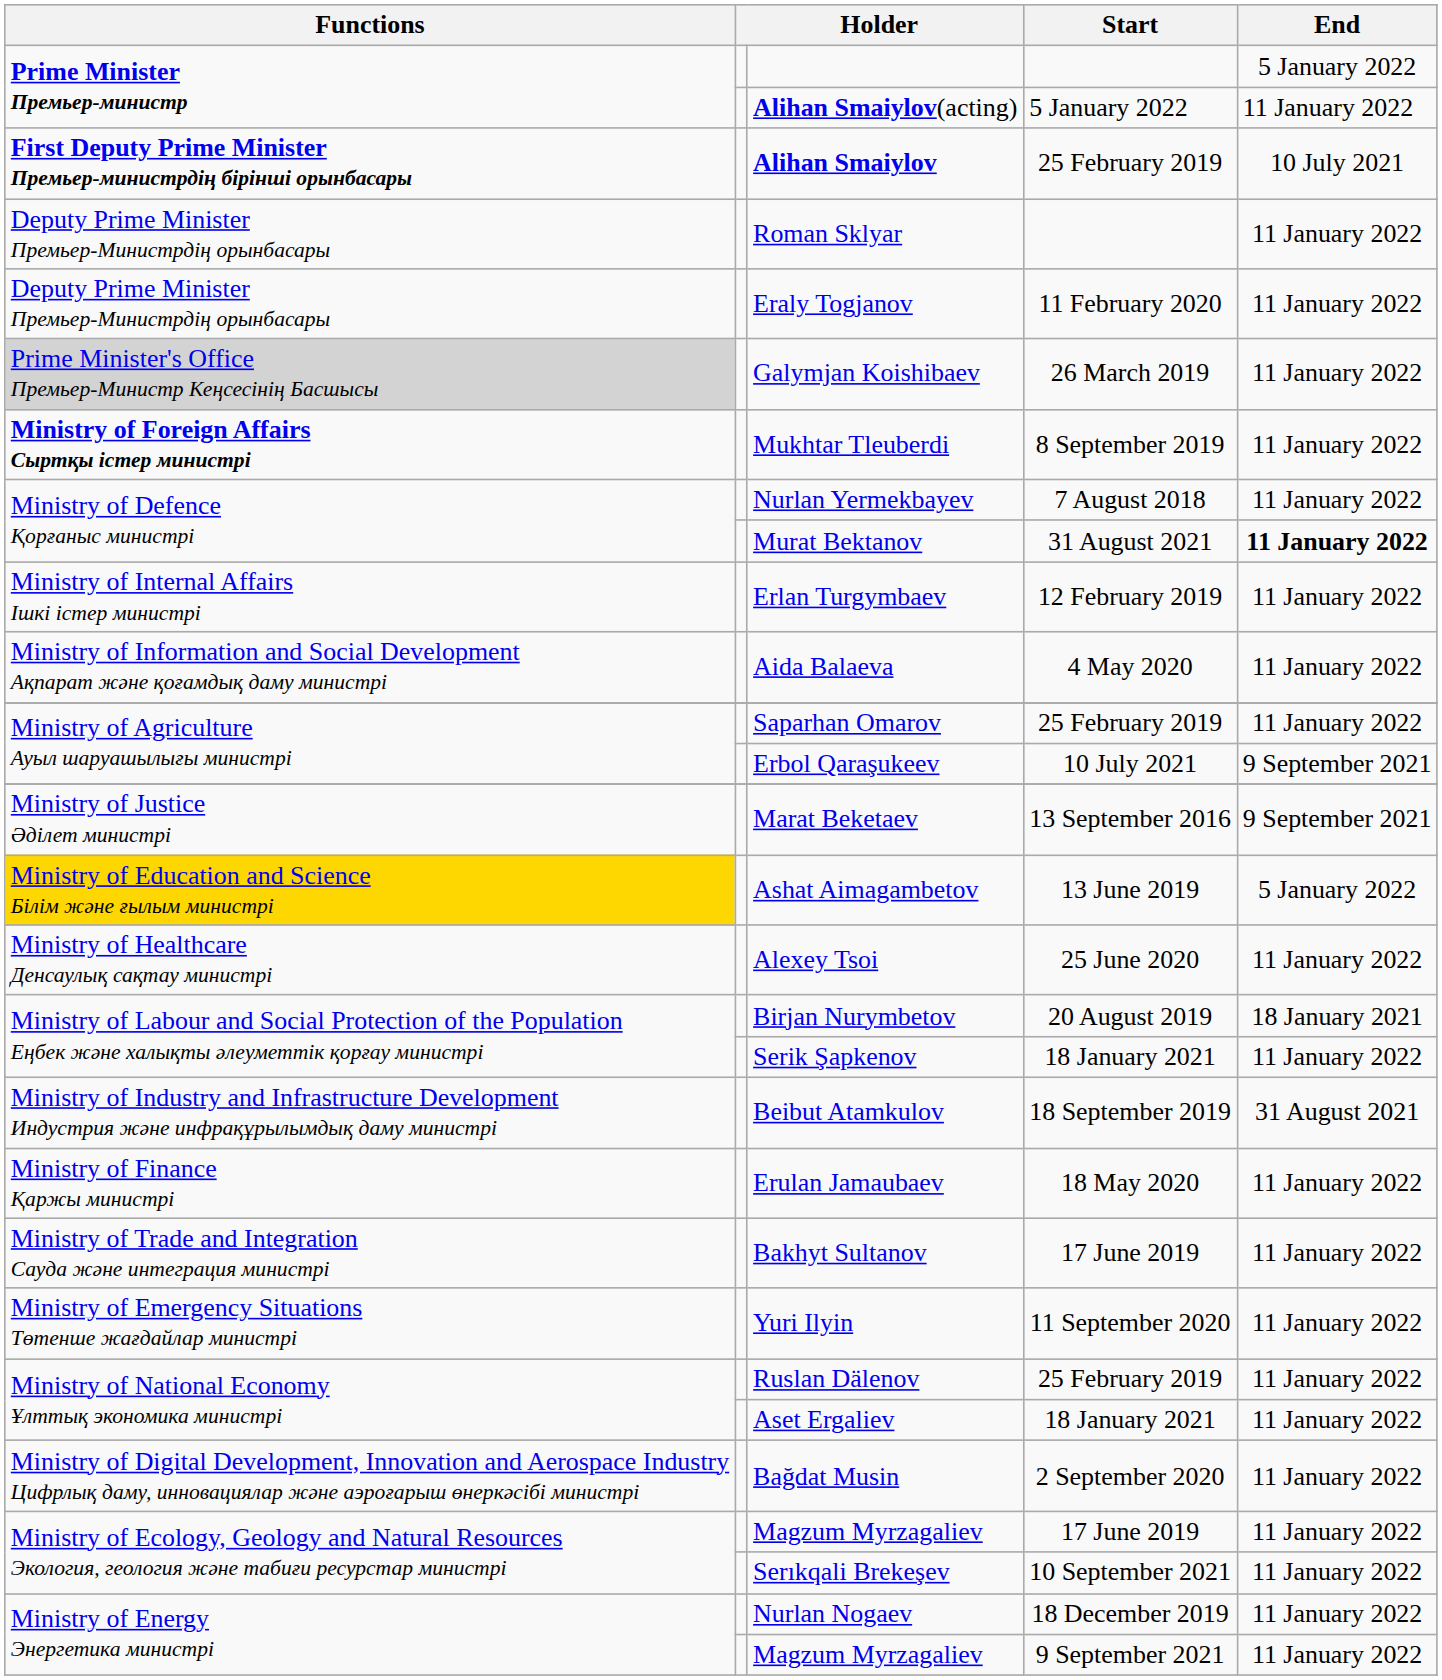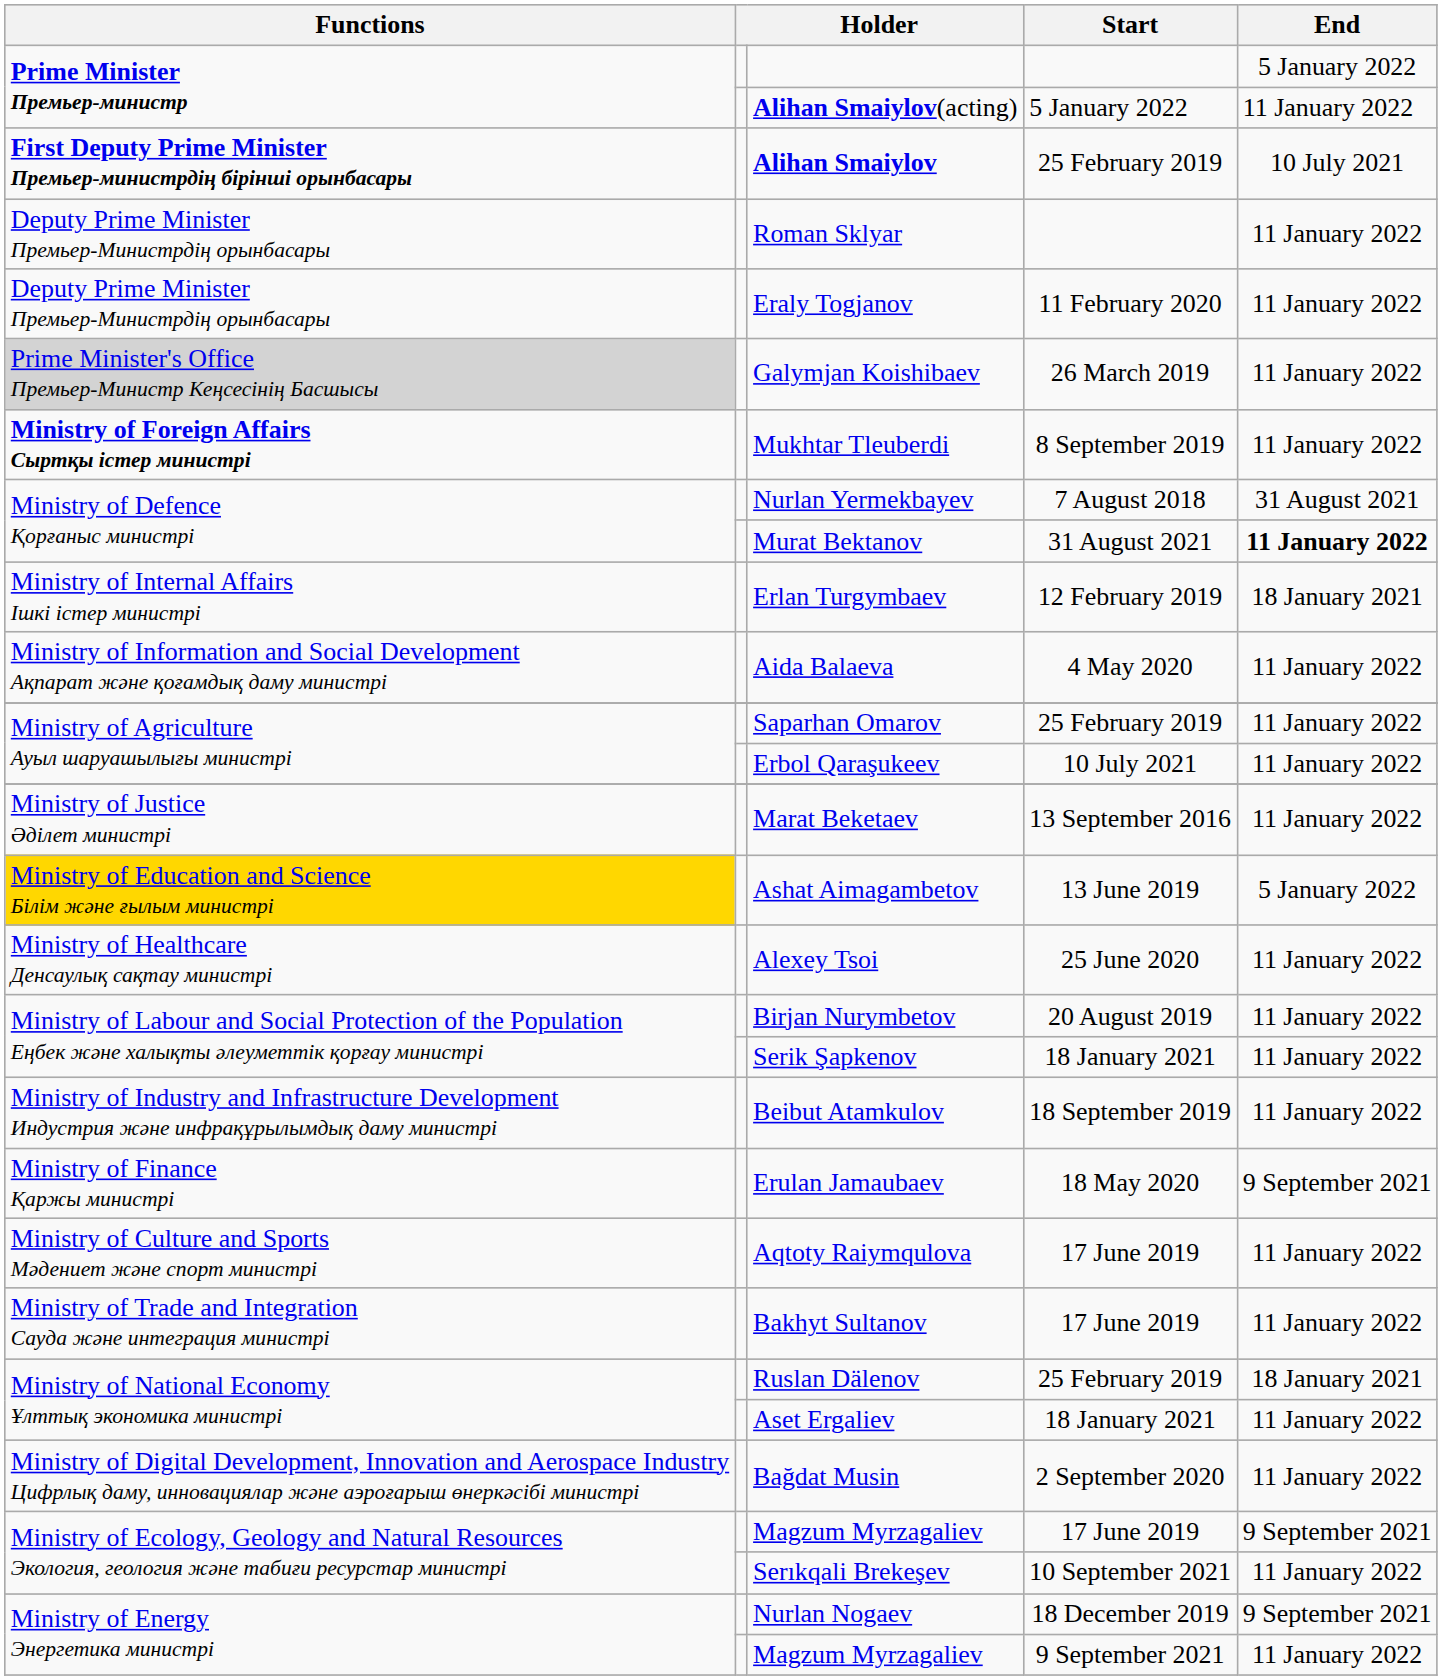(1337, 499) 11 January 2022 -> (1337, 499) 31 August 2021
(1337, 596) 11 January 2022 -> (1337, 596) 18 January 2021
(1337, 763) 9 September 2021 -> (1337, 763) 11 January 2022
(1337, 819) 9 September 2021 -> (1337, 819) 11 January 2022
(1337, 1015) 18 January 2021 -> (1337, 1015) 11 January 2022
(1337, 1112) 31 August 2021 -> (1337, 1112) 11 January 2022
(1337, 1182) 11 January 2022 -> (1337, 1182) 9 September 2021
+ row: (862, 1252)
- row: (803, 1323)
(1337, 1378) 11 January 2022 -> (1337, 1378) 18 January 2021
(1337, 1531) 11 January 2022 -> (1337, 1531) 9 September 2021
(1337, 1613) 11 January 2022 -> (1337, 1613) 9 September 2021
